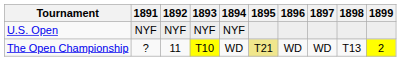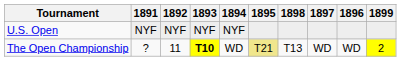columns swapped: (293, 13) <-> (352, 13)
(205, 48) normal -> (205, 48) bold
